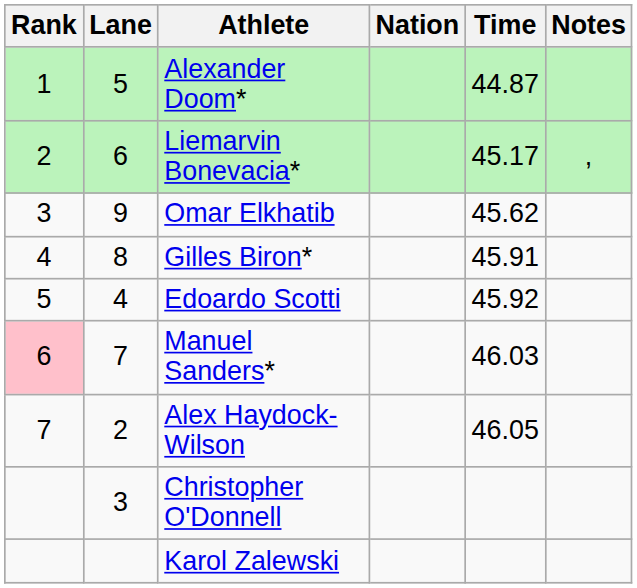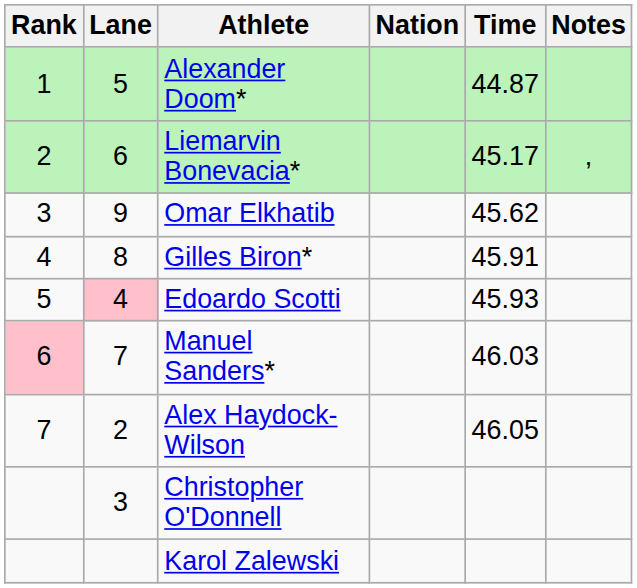(121, 299) no background -> (121, 299) pink background
(505, 299) 45.92 -> (505, 299) 45.93
